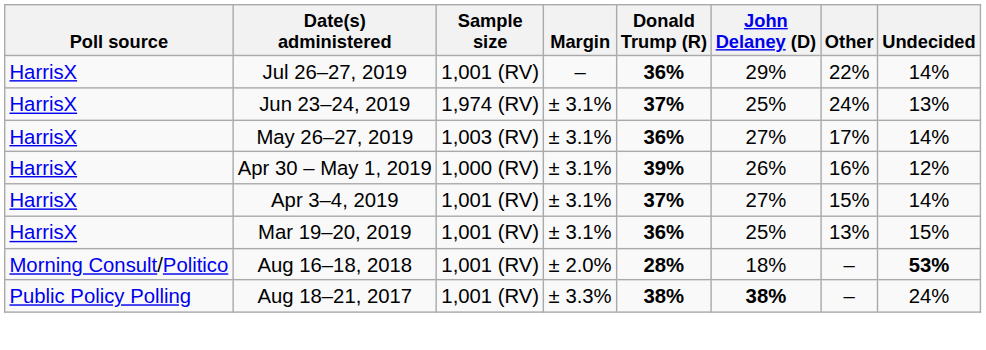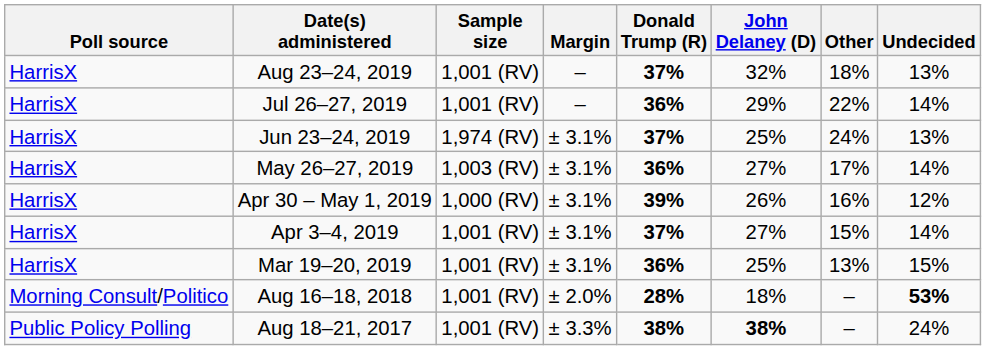+ row: (335, 72)
